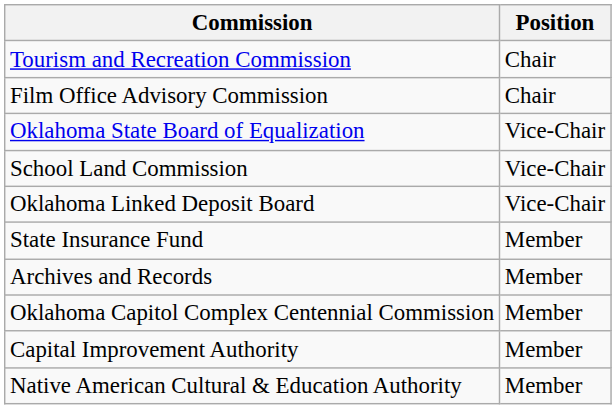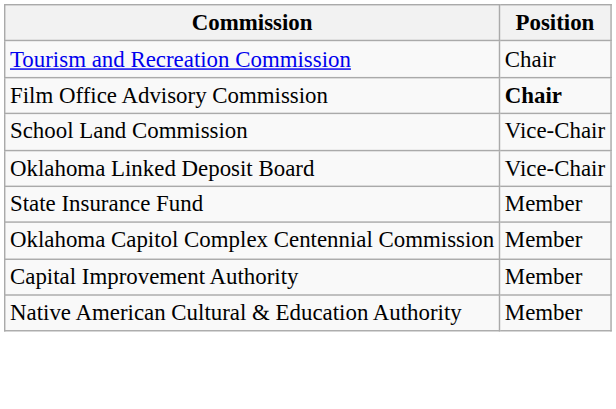(530, 95) normal -> (533, 95) bold
- row: (187, 131)
- row: (111, 276)
